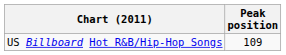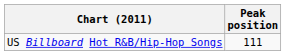(253, 42) 109 -> (253, 42) 111
